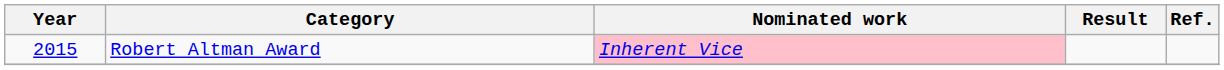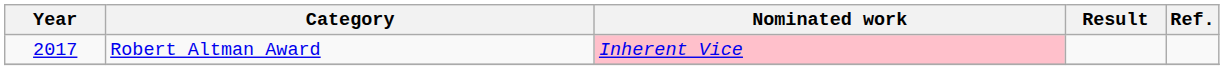(55, 50) 2015 -> (55, 50) 2017
